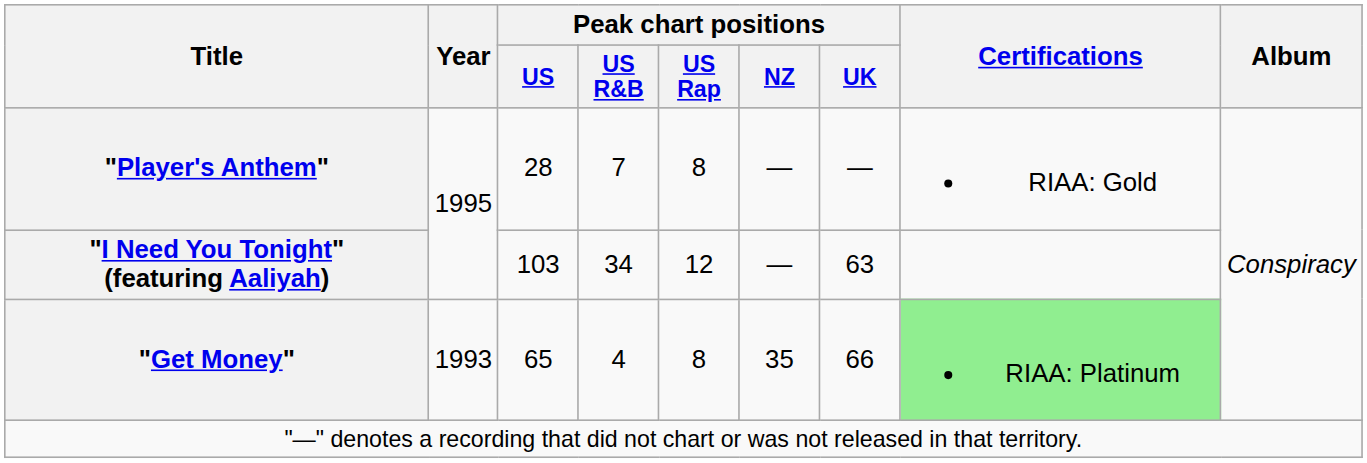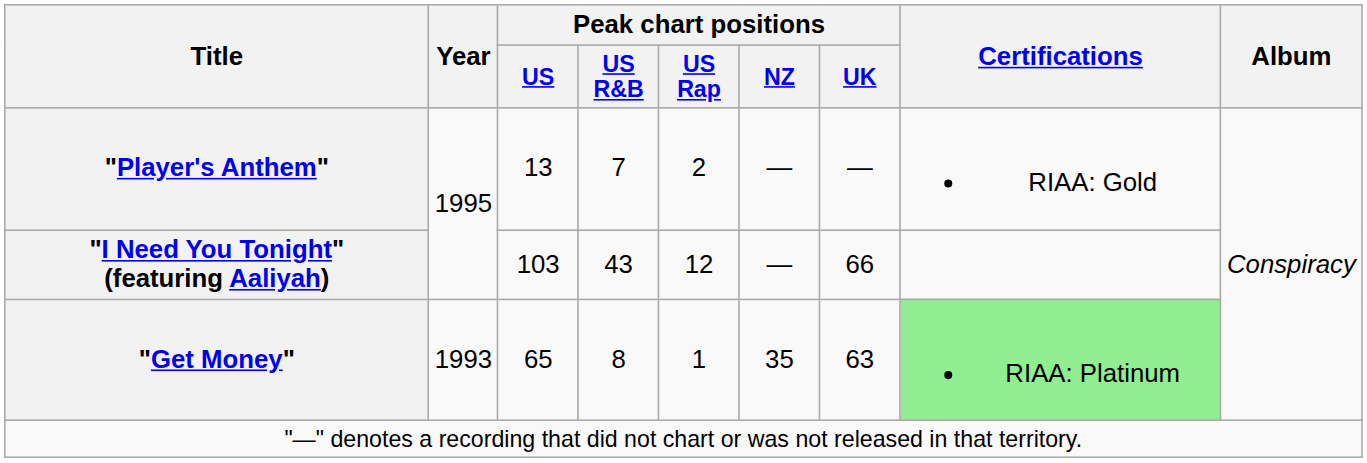(538, 168) 28 -> (538, 168) 13
(699, 168) 8 -> (699, 168) 2
(619, 264) 34 -> (619, 264) 43
(860, 264) 63 -> (860, 264) 66
(619, 359) 4 -> (619, 359) 8
(699, 359) 8 -> (699, 359) 1
(860, 359) 66 -> (860, 359) 63
